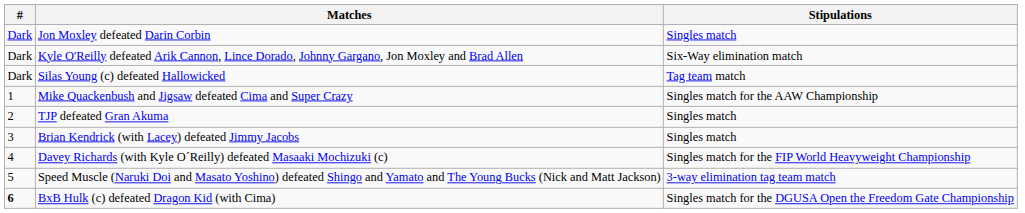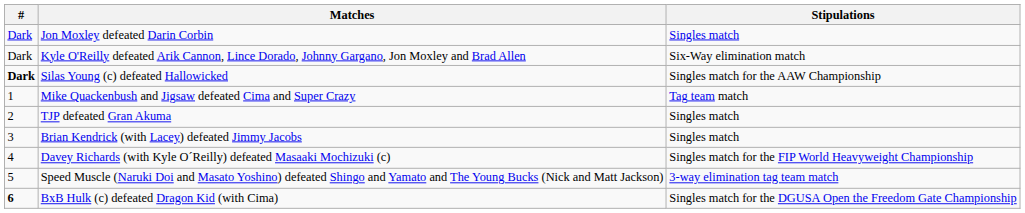(20, 75) normal -> (21, 75) bold
(706, 75) Tag team match -> (775, 75) Singles match for the AAW Championship
(772, 95) Singles match for the AAW Championship -> (709, 95) Tag team match
